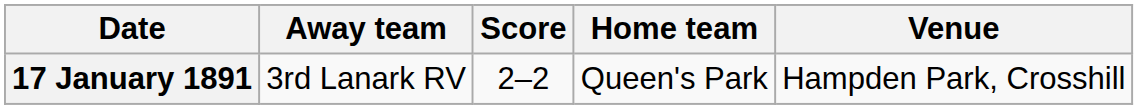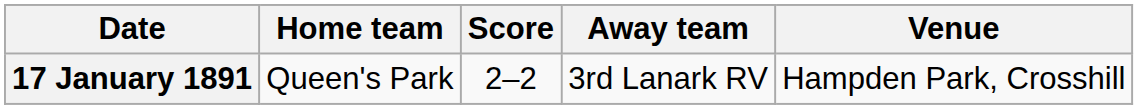columns swapped: (674, 29) <-> (366, 29)
